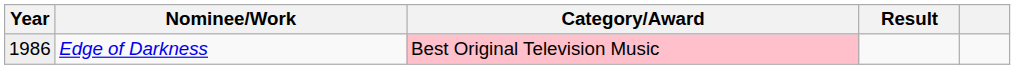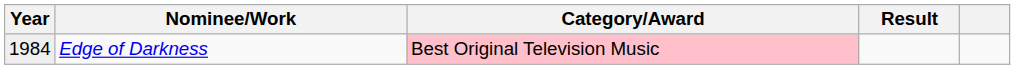(30, 49) 1986 -> (30, 49) 1984
